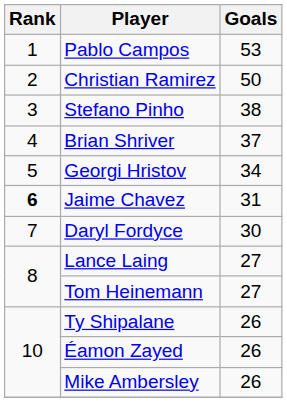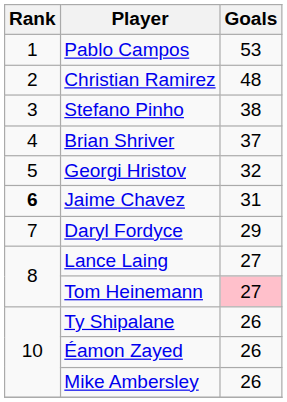(251, 79) 50 -> (251, 79) 48
(251, 170) 34 -> (251, 170) 32
(251, 230) 30 -> (251, 230) 29
(251, 291) no background -> (251, 291) pink background
